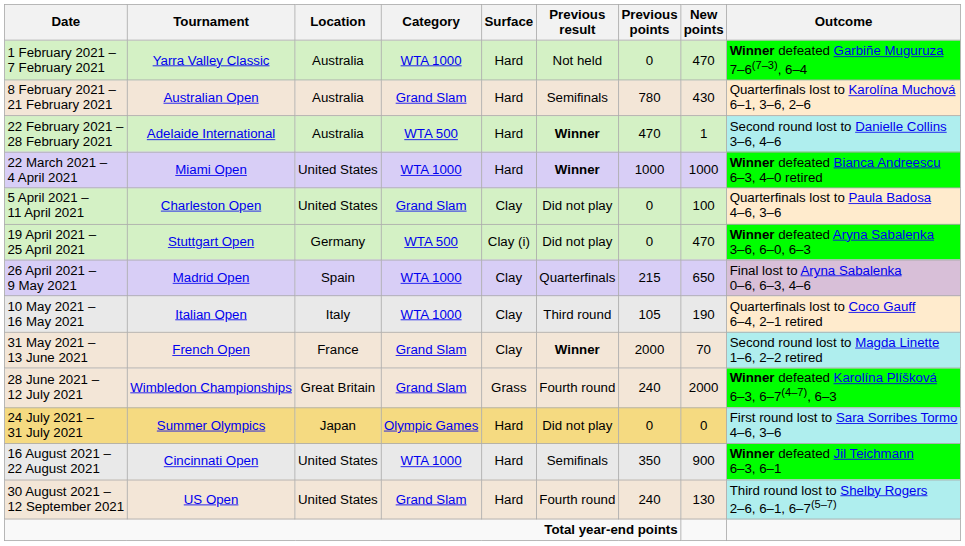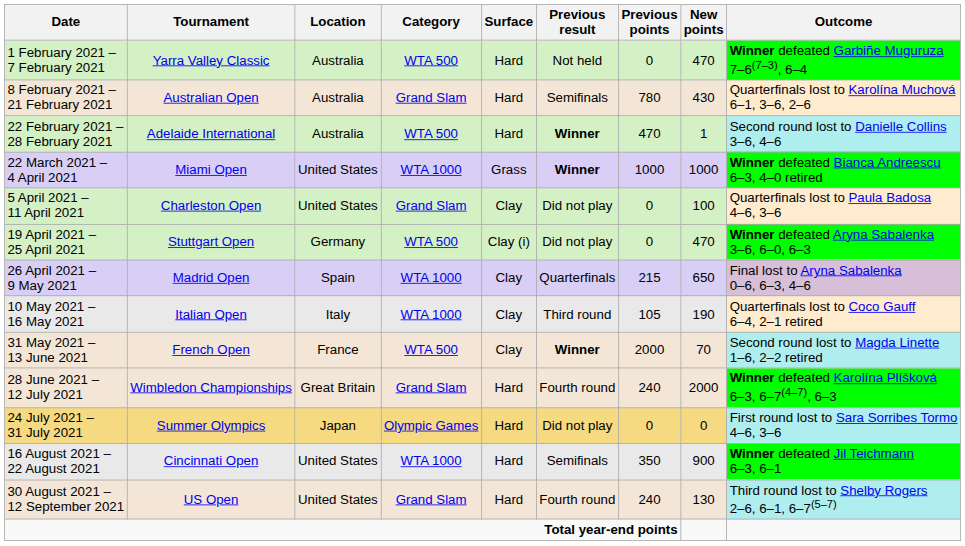(431, 60) WTA 1000 -> (431, 60) WTA 500
(509, 170) Hard -> (509, 170) Grass
(431, 350) Grand Slam -> (431, 350) WTA 500
(509, 387) Grass -> (509, 387) Hard
